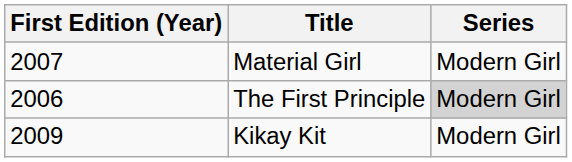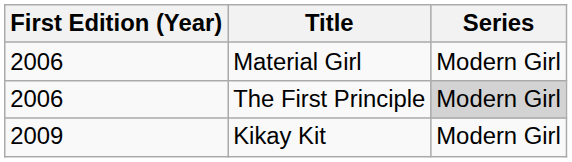(37, 61) 2007 -> (37, 61) 2006
